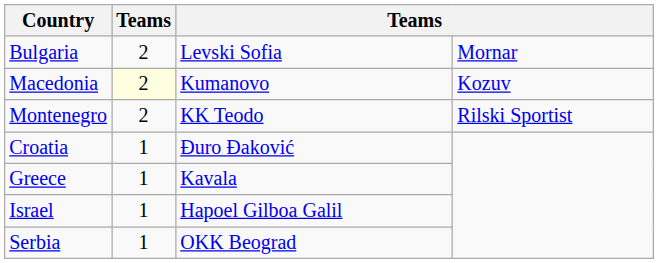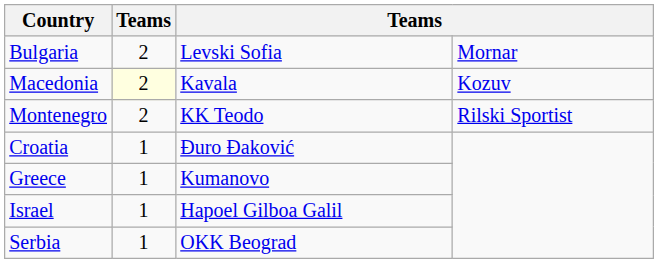(225, 83) Kumanovo -> (209, 83) Kavala
(209, 178) Kavala -> (225, 178) Kumanovo
